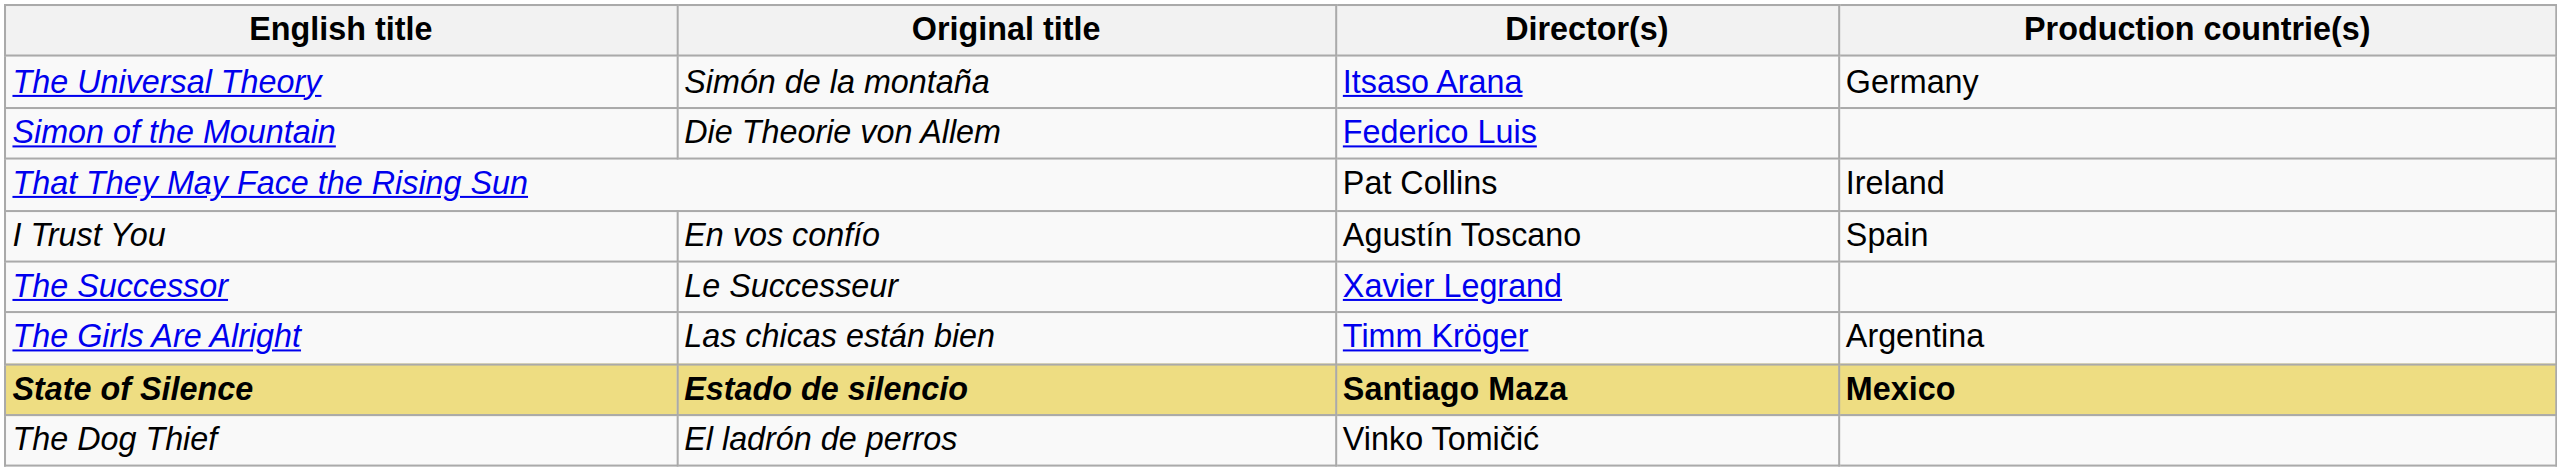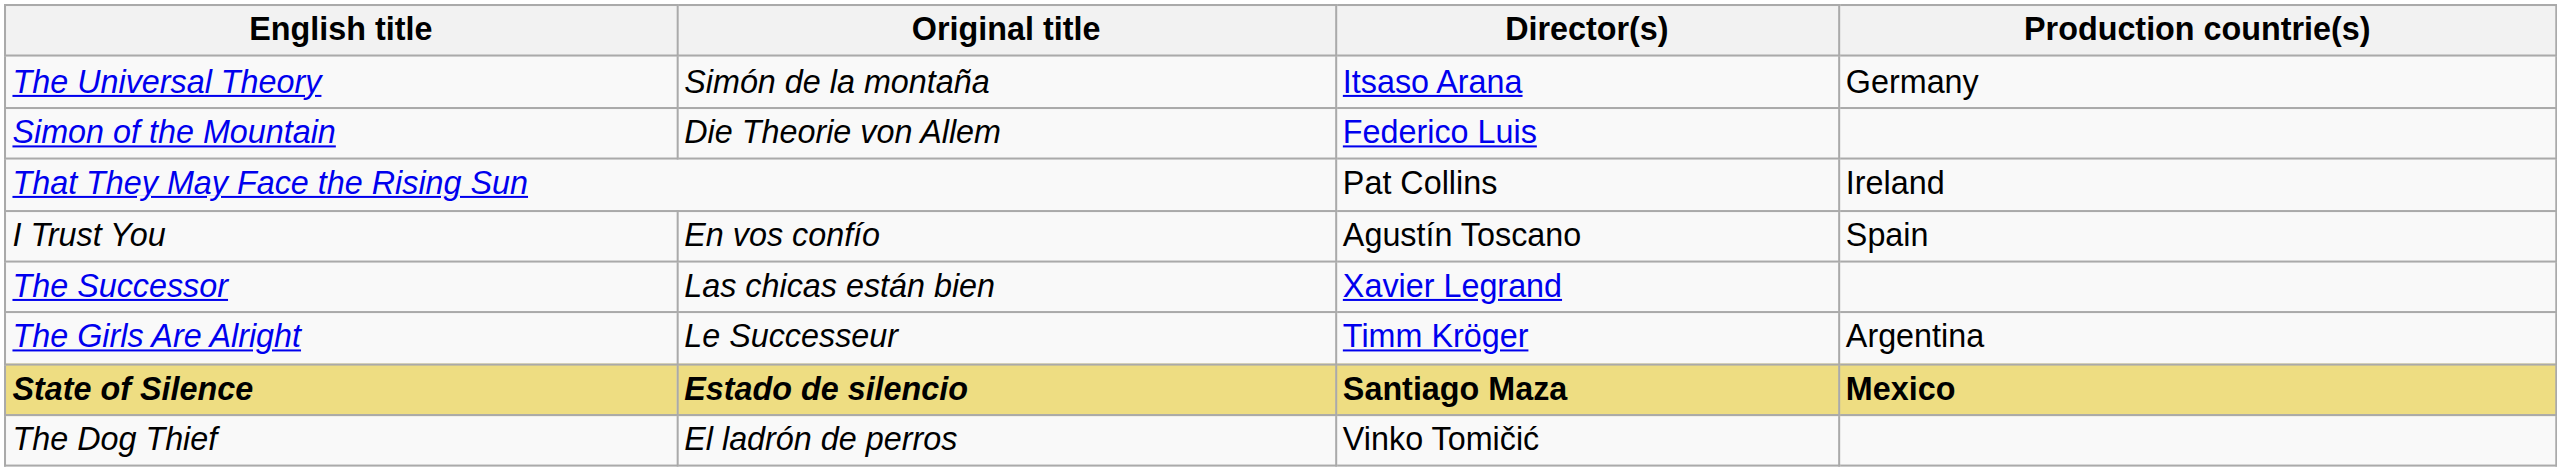(791, 286) Le Successeur -> (840, 286) Las chicas están bien
(840, 337) Las chicas están bien -> (791, 337) Le Successeur
